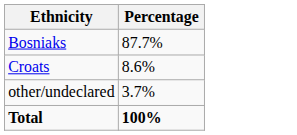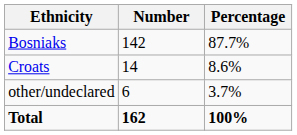+ column: (161, 17)
